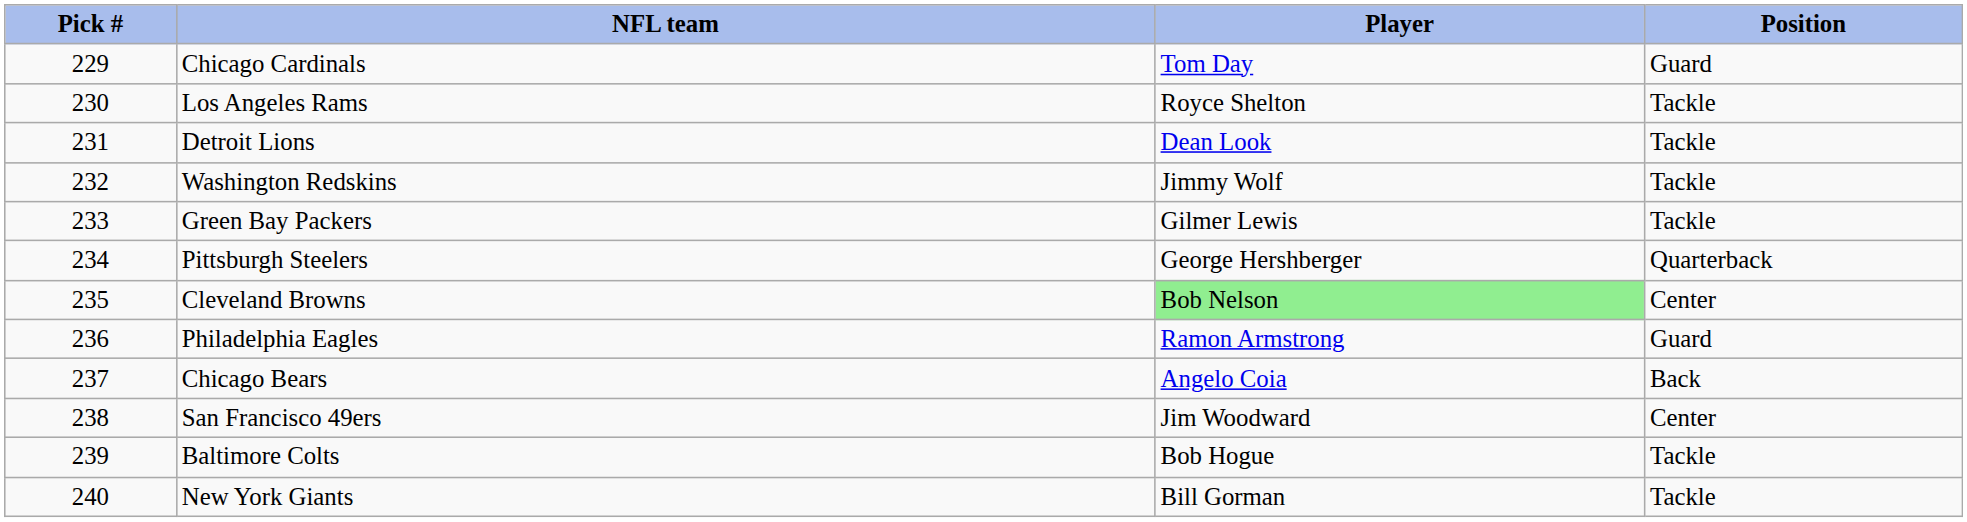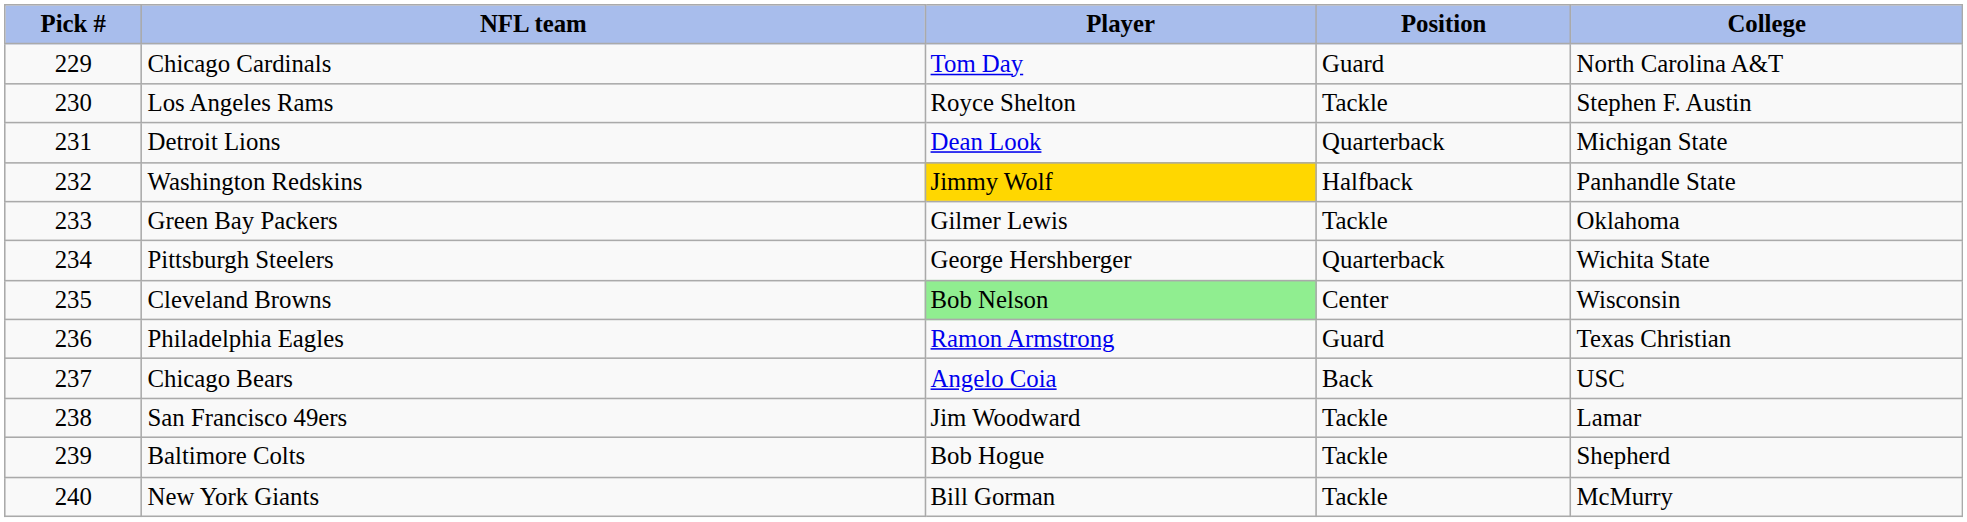+ column: (1767, 24)
(1683, 142) Tackle -> (1383, 142) Quarterback
(1222, 181) no background -> (992, 181) gold background
(1683, 181) Tackle -> (1368, 181) Halfback
(1683, 417) Center -> (1355, 417) Tackle
